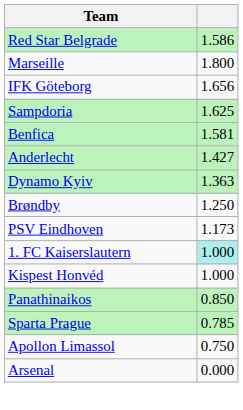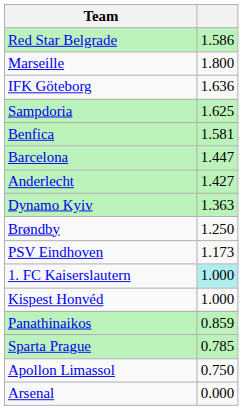(217, 87) 1.656 -> (217, 87) 1.636
+ row: (38, 157)
(217, 299) 0.850 -> (217, 323) 0.859
